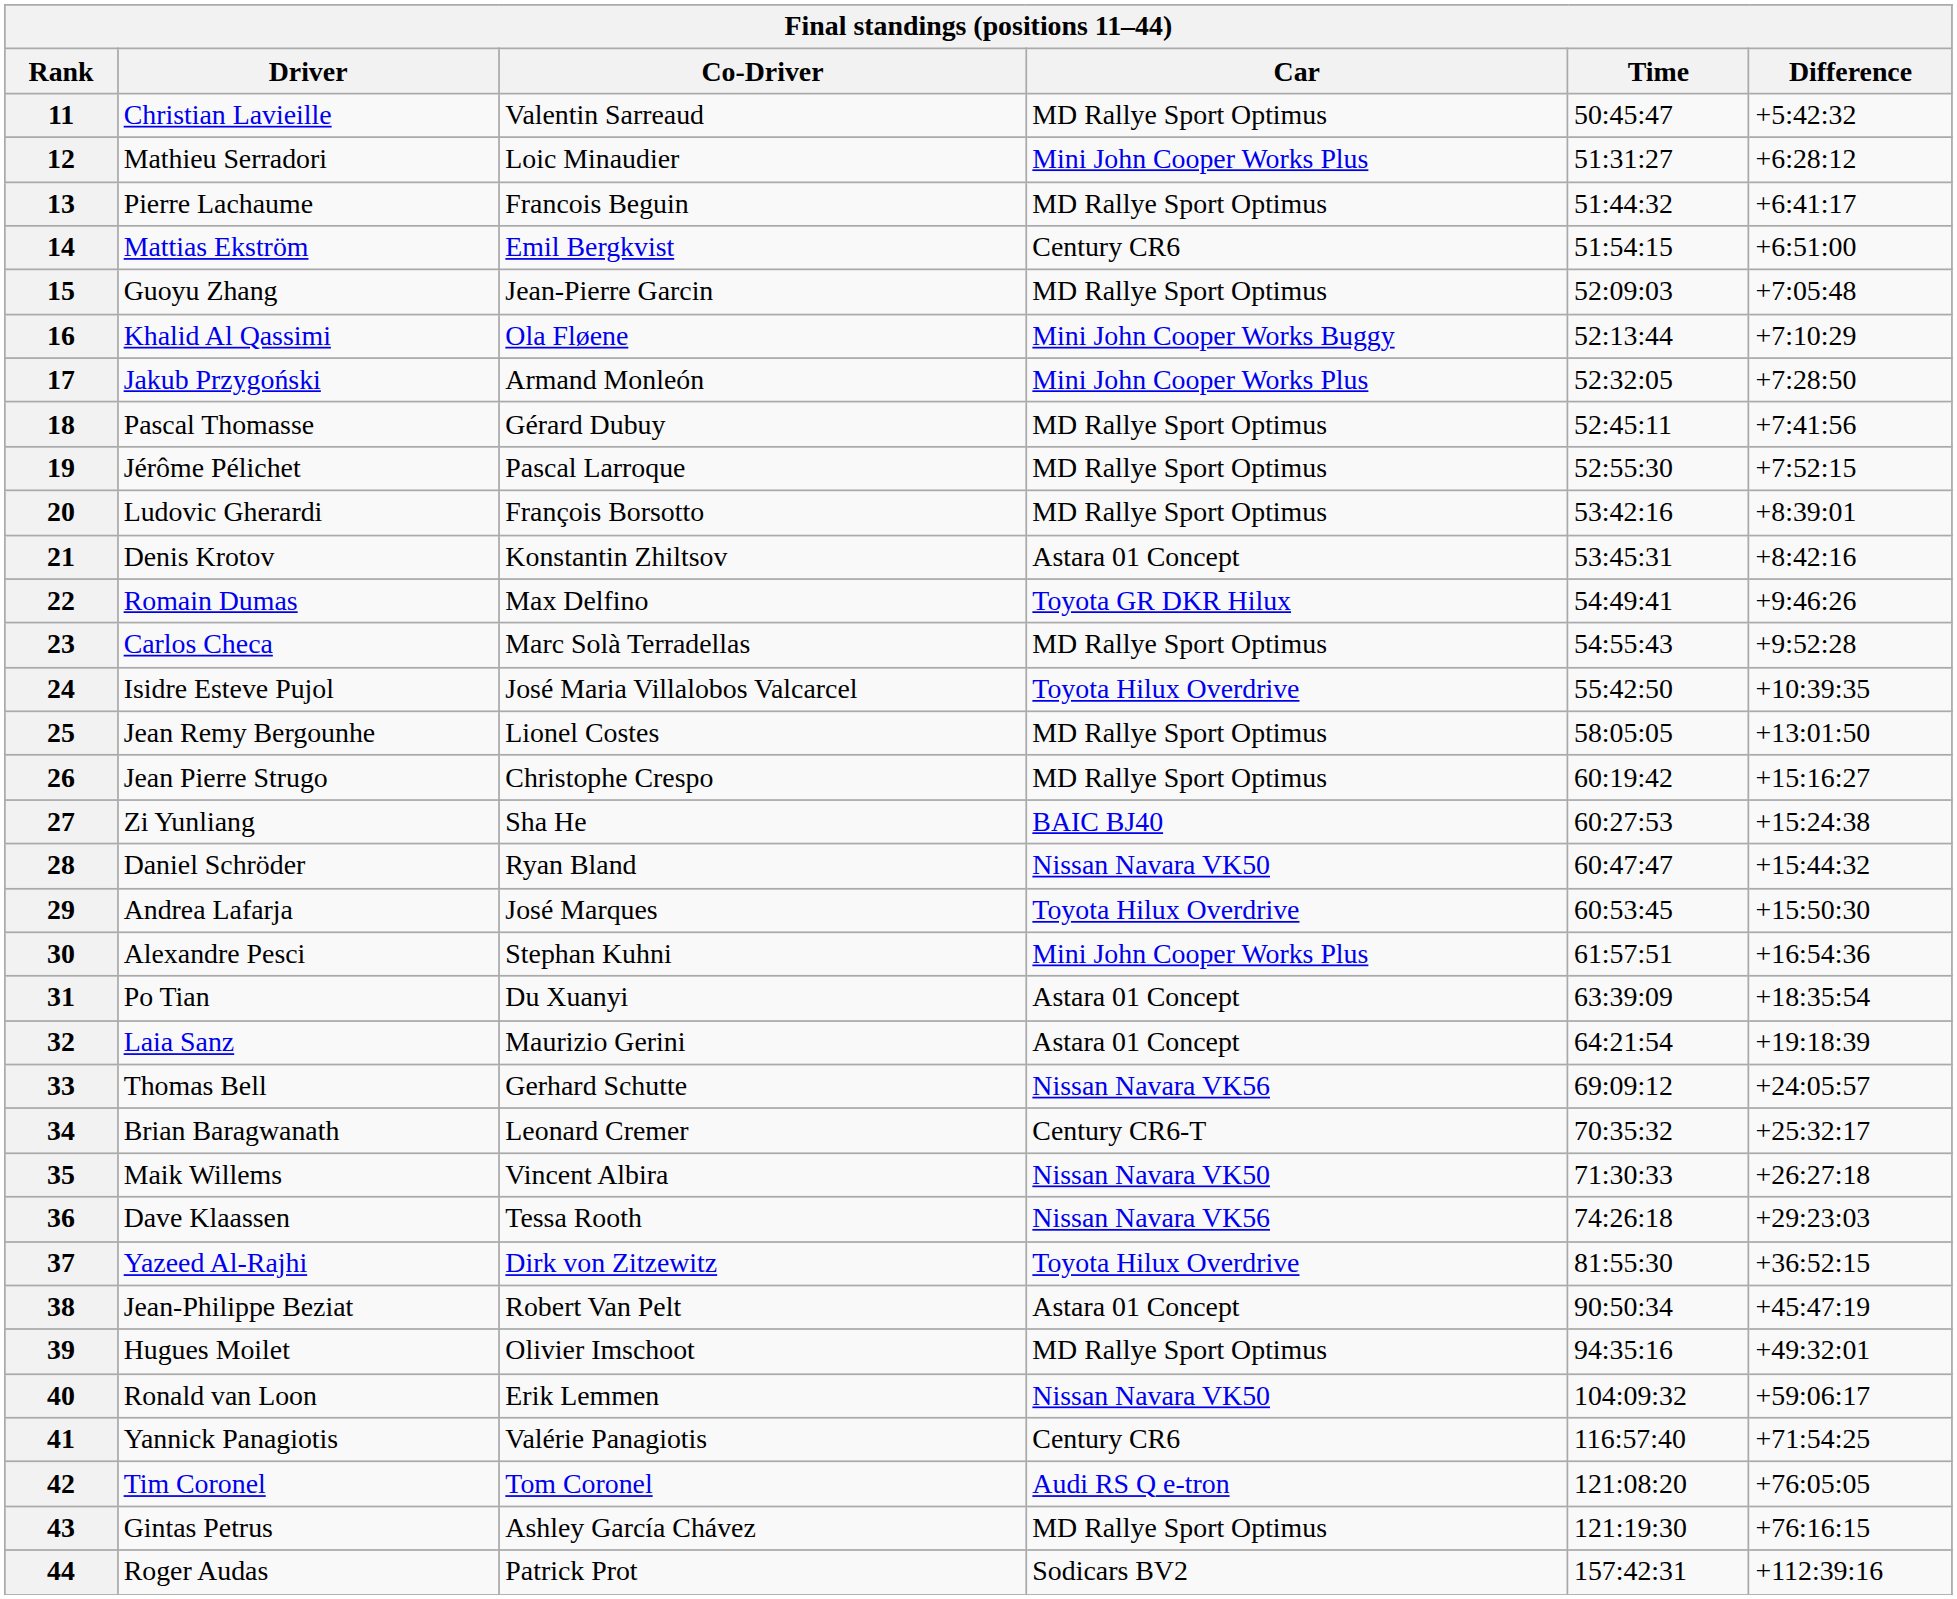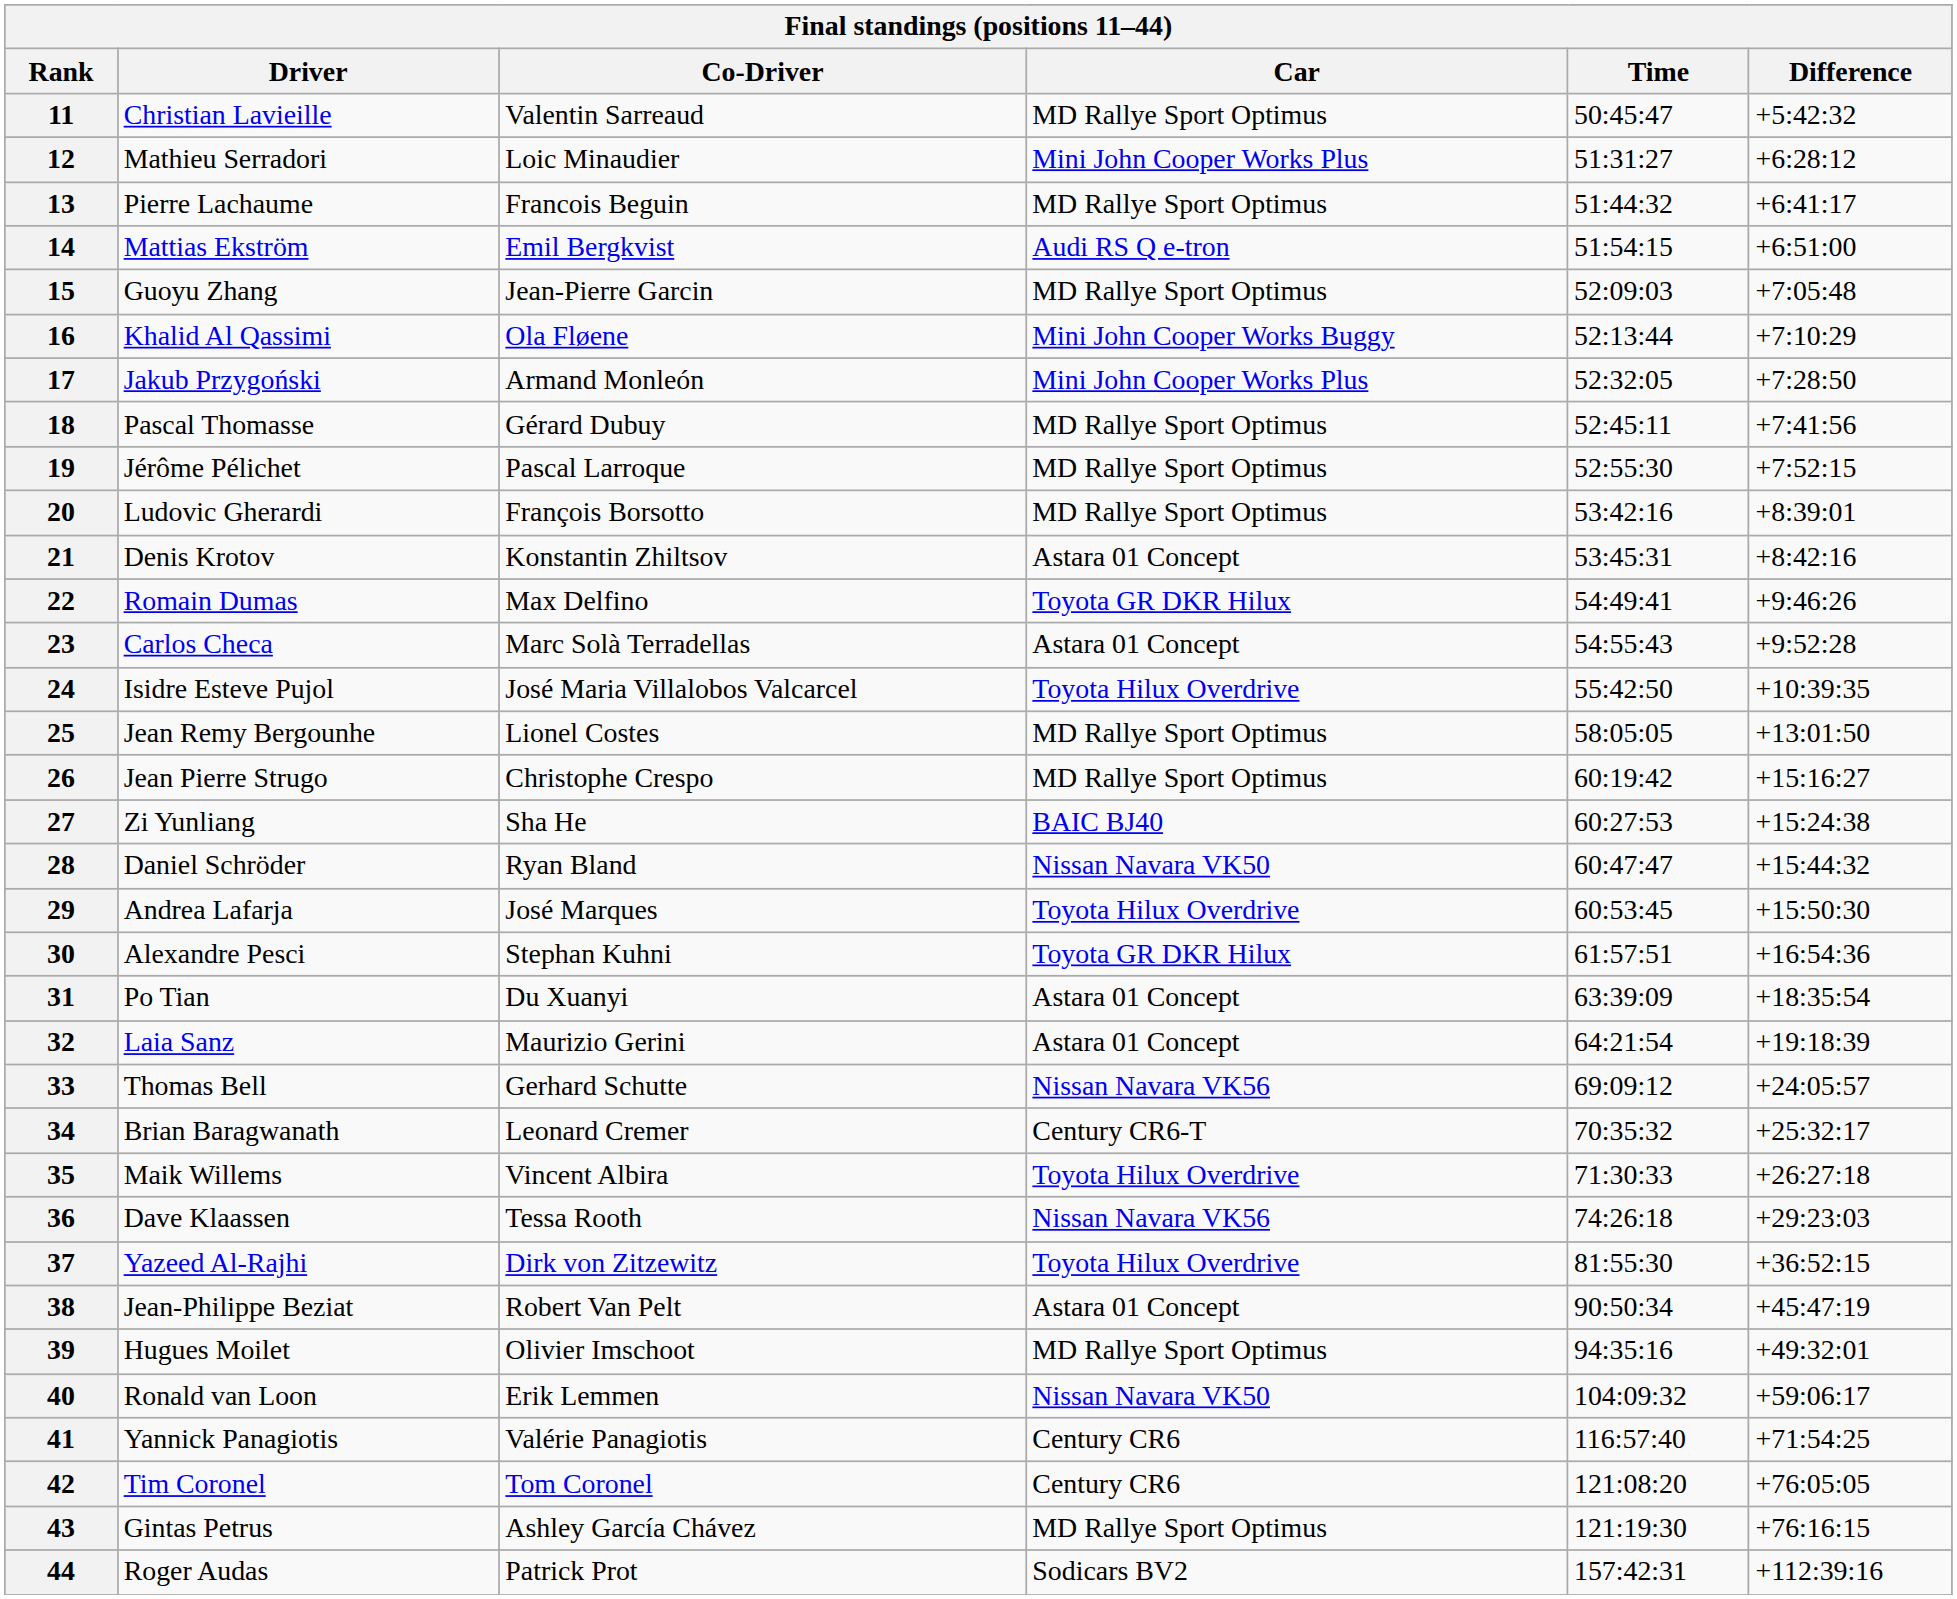(1106, 247) Century CR6 -> (1131, 247) Audi RS Q e-tron
(1180, 644) MD Rallye Sport Optimus -> (1136, 644) Astara 01 Concept
(1200, 953) Mini John Cooper Works Plus -> (1162, 953) Toyota GR DKR Hilux
(1151, 1174) Nissan Navara VK50 -> (1166, 1174) Toyota Hilux Overdrive
(1131, 1483) Audi RS Q e-tron -> (1106, 1483) Century CR6
